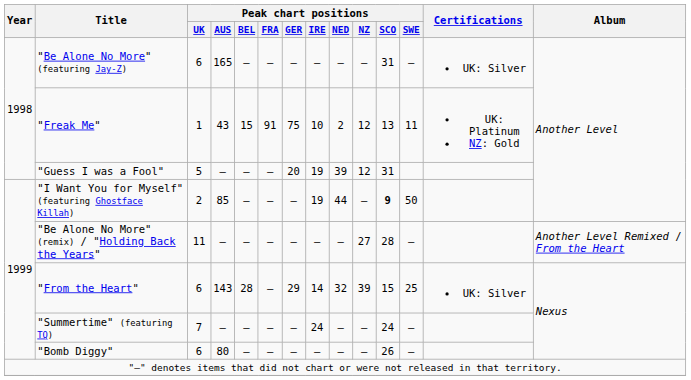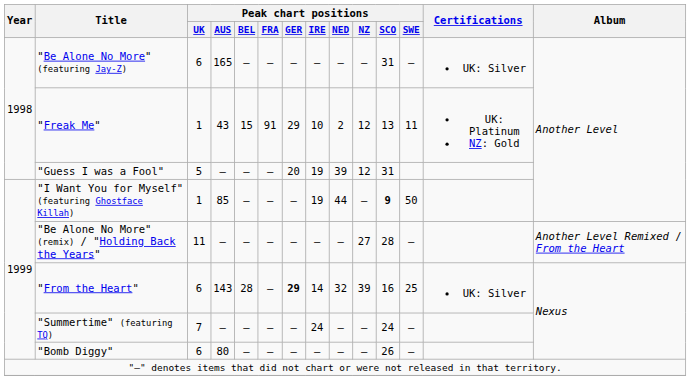(294, 125) 75 -> (294, 125) 29
(199, 200) 2 -> (199, 200) 1
(294, 288) normal -> (294, 288) bold
(388, 288) 15 -> (388, 288) 16
